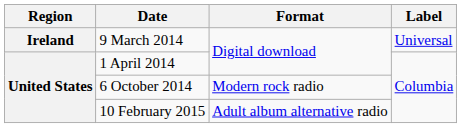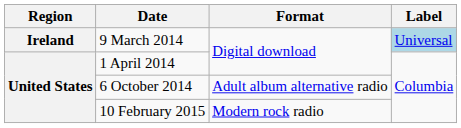(424, 39) no background -> (424, 39) lightblue background
(268, 87) Modern rock radio -> (300, 87) Adult album alternative radio
(300, 110) Adult album alternative radio -> (268, 110) Modern rock radio
